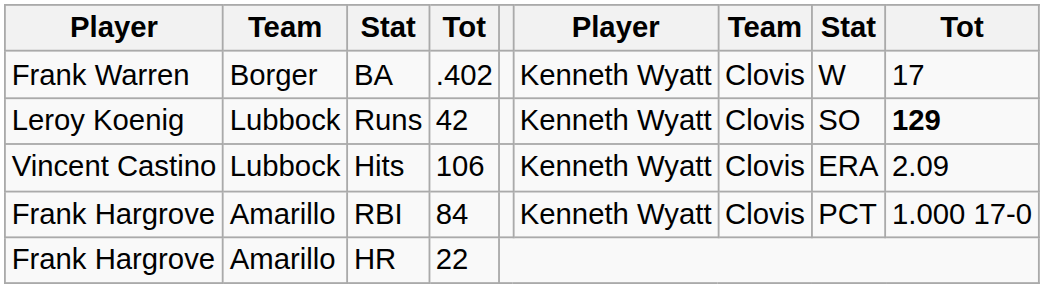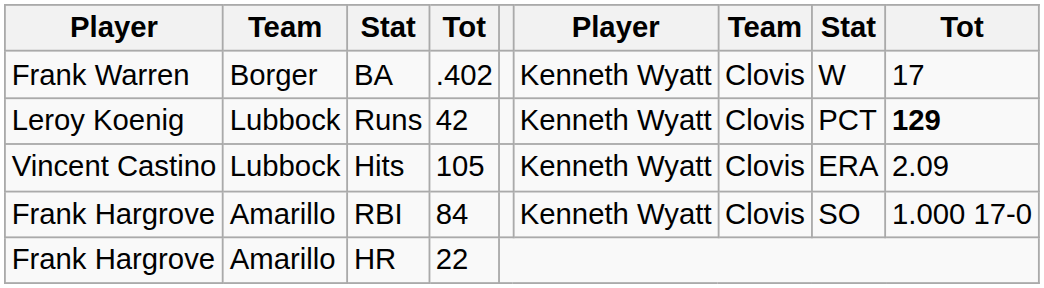(839, 120) SO -> (848, 120) PCT
(460, 167) 106 -> (460, 167) 105
(848, 213) PCT -> (839, 213) SO
